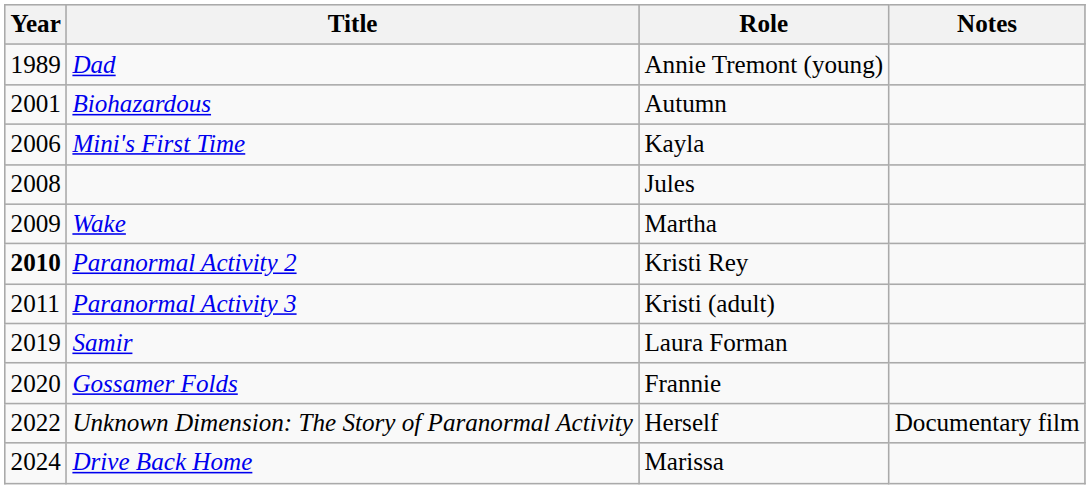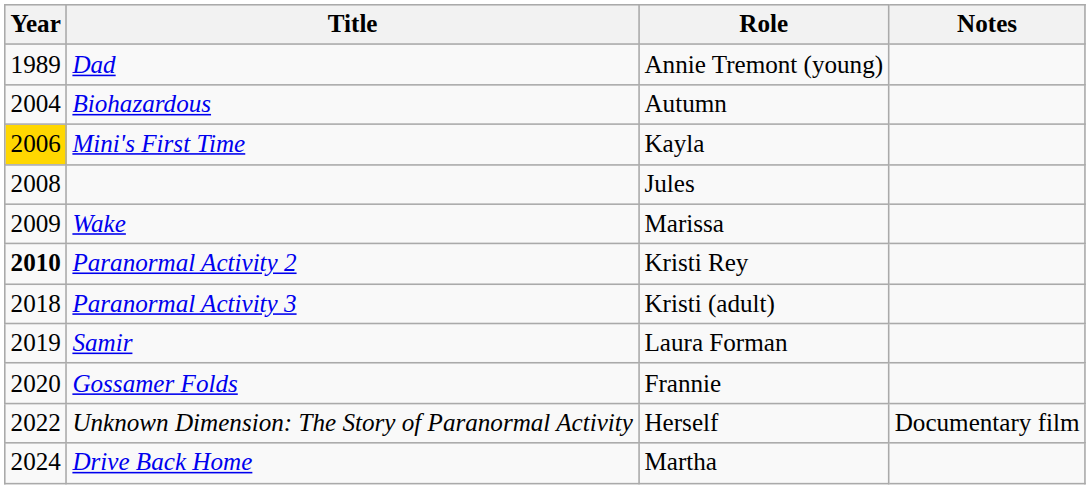(36, 104) 2001 -> (36, 104) 2004
(36, 143) no background -> (36, 143) gold background
(681, 223) Martha -> (684, 223) Marissa
(35, 303) 2011 -> (36, 303) 2018
(684, 462) Marissa -> (681, 462) Martha
